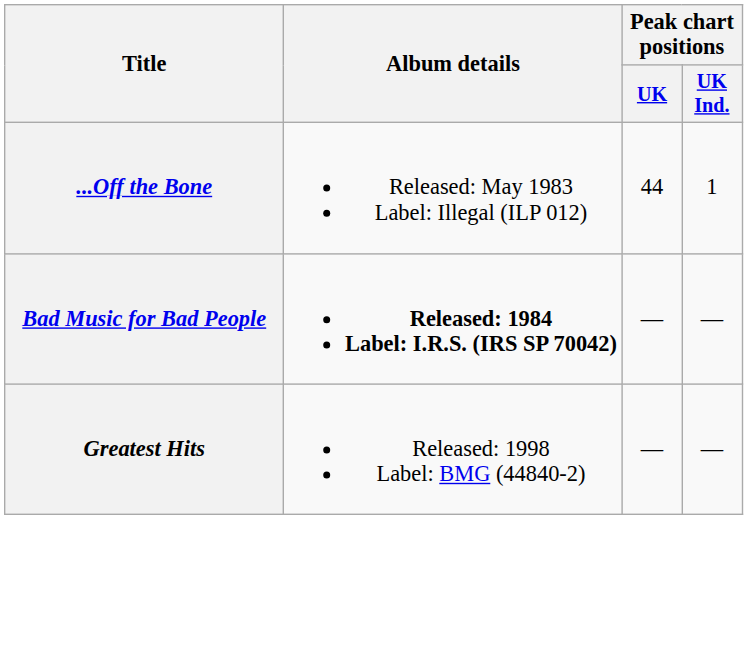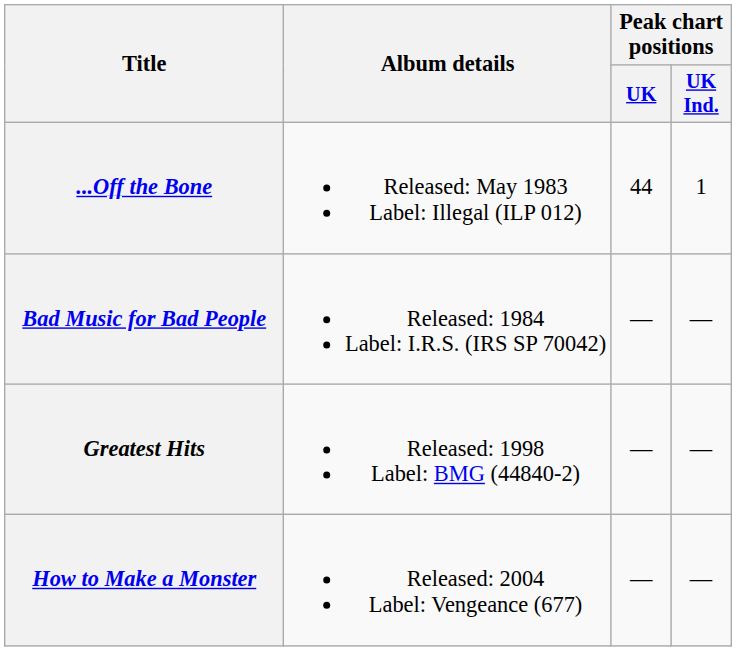(453, 331) bold -> (448, 331) normal
+ row: (144, 579)
